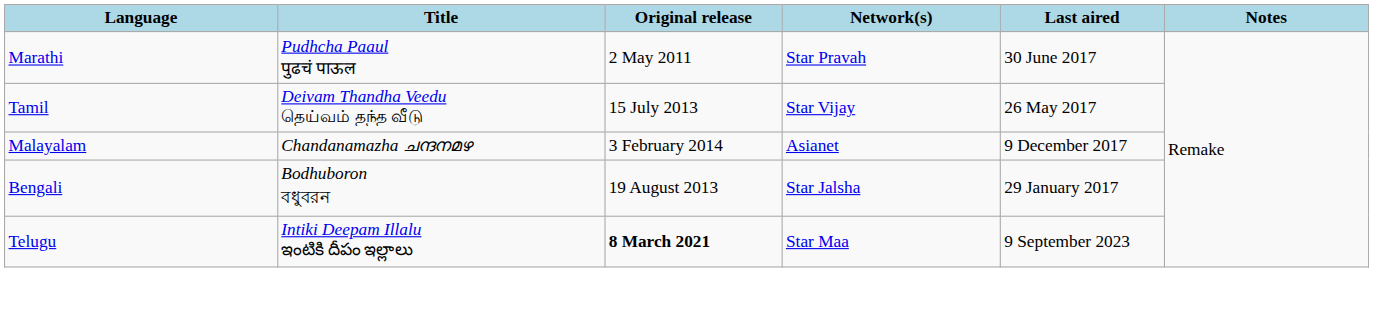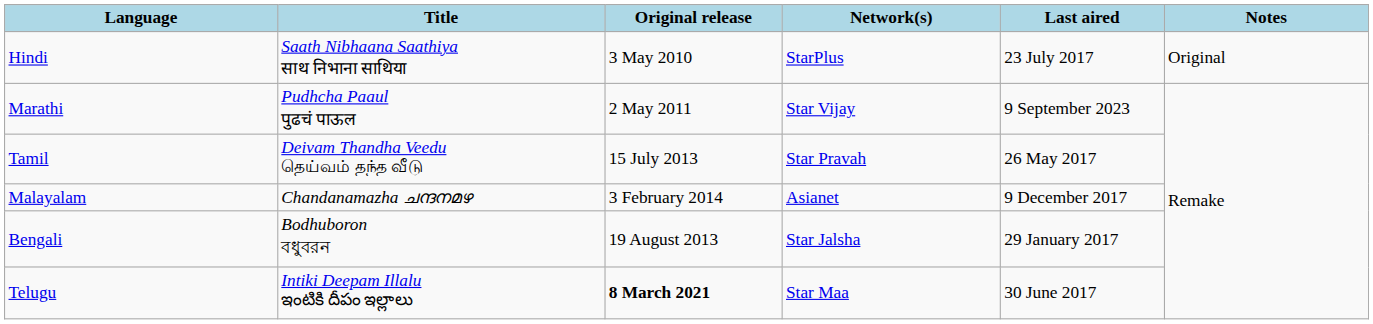+ row: (28, 57)
(826, 57) Star Pravah -> (821, 108) Star Vijay
(1050, 57) 30 June 2017 -> (1067, 108) 9 September 2023
(821, 107) Star Vijay -> (826, 158) Star Pravah
(1067, 241) 9 September 2023 -> (1050, 292) 30 June 2017
